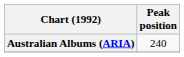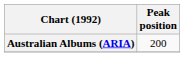(158, 43) 240 -> (158, 43) 200
